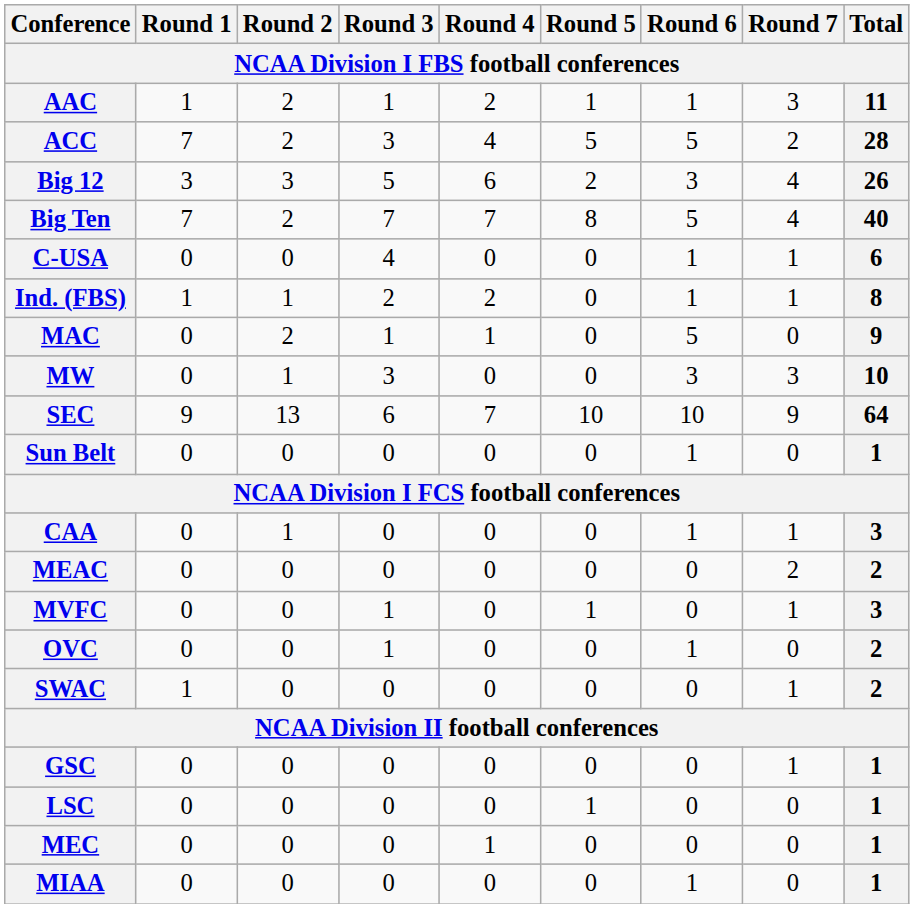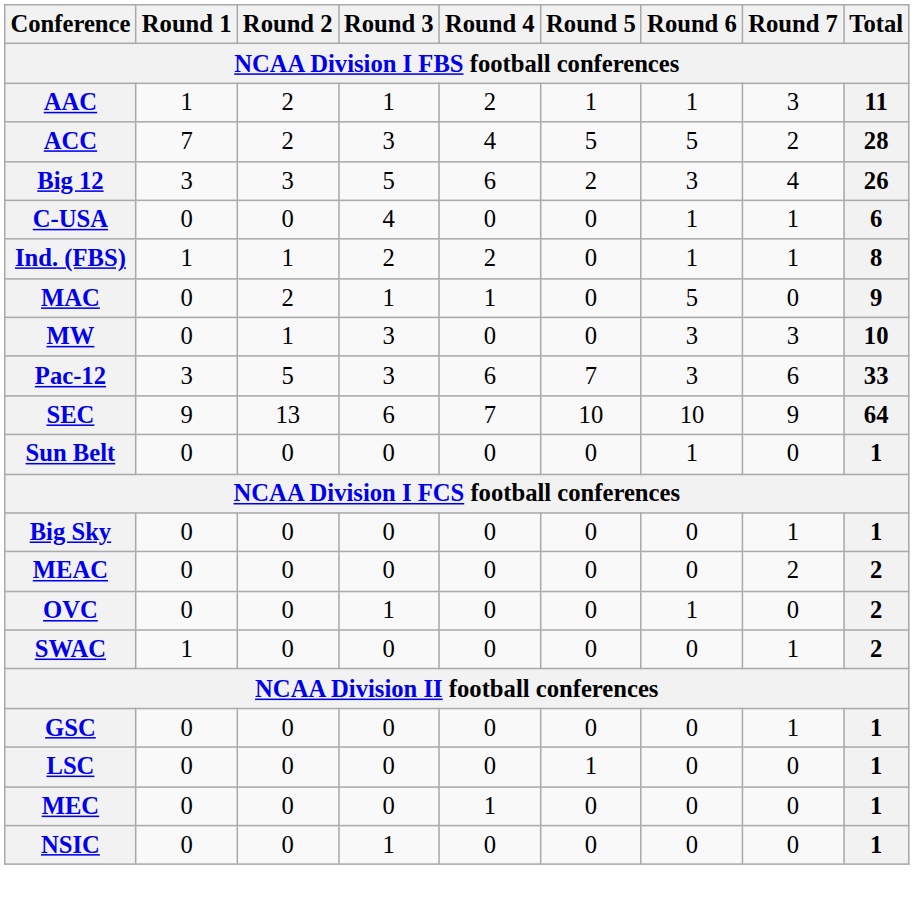- row: (70, 219)
+ row: (70, 375)
+ row: (70, 532)
- row: (70, 532)
- row: (70, 610)
- row: (70, 883)
+ row: (70, 844)
